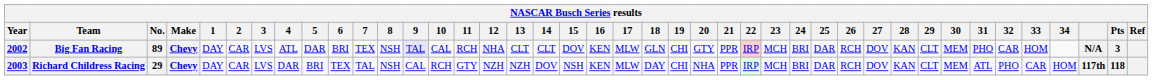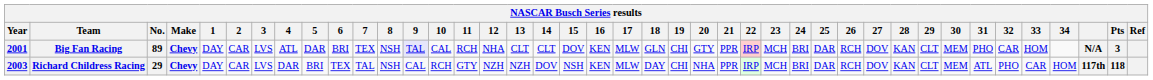(17, 48) 2002 -> (17, 48) 2001
